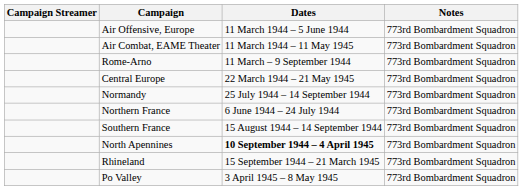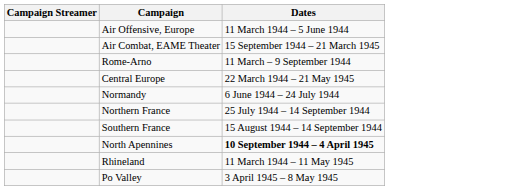- column: (451, 12)
(289, 45) 11 March 1944 – 11 May 1945 -> (302, 45) 15 September 1944 – 21 March 1945
(297, 95) 25 July 1944 – 14 September 1944 -> (282, 95) 6 June 1944 – 24 July 1944
(282, 111) 6 June 1944 – 24 July 1944 -> (297, 111) 25 July 1944 – 14 September 1944
(302, 161) 15 September 1944 – 21 March 1945 -> (289, 161) 11 March 1944 – 11 May 1945
